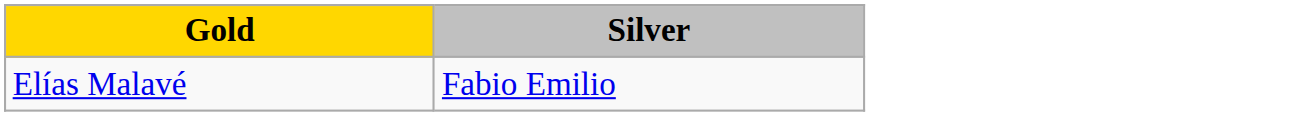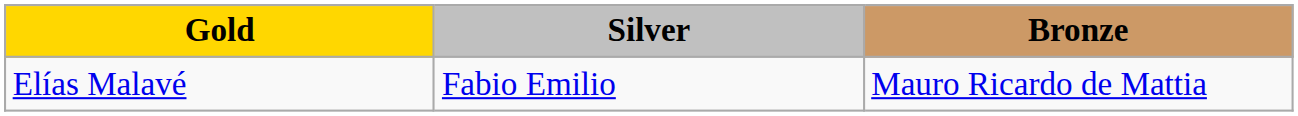+ column: (1078, 30)
